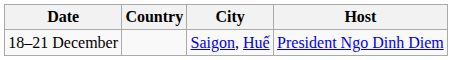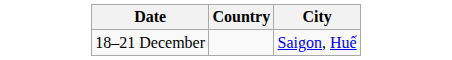- column: (360, 17)
